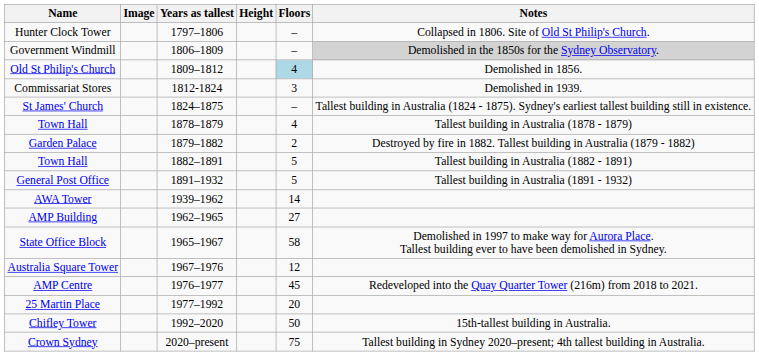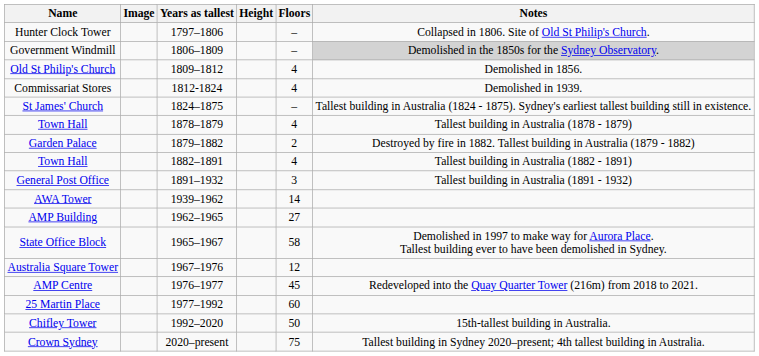(294, 69) lightblue background -> (294, 69) no background
(294, 87) 3 -> (294, 87) 4
(294, 161) 5 -> (294, 161) 4
(294, 180) 5 -> (294, 180) 3
(294, 304) 20 -> (294, 304) 60
